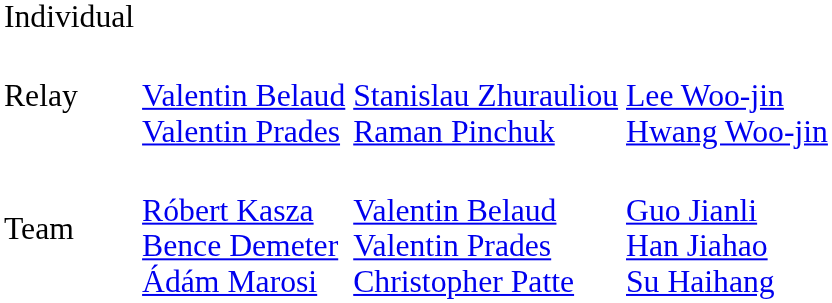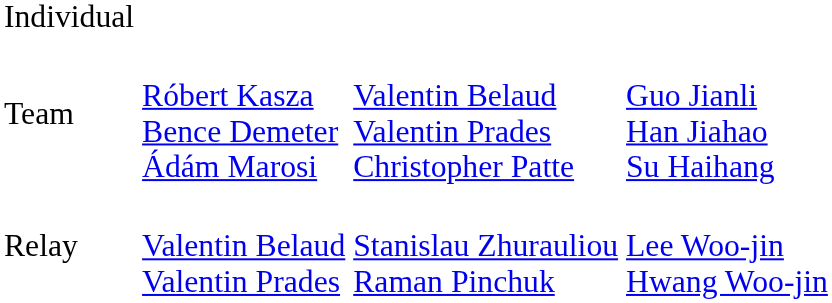rows swapped: (39, 228) <-> (41, 95)
